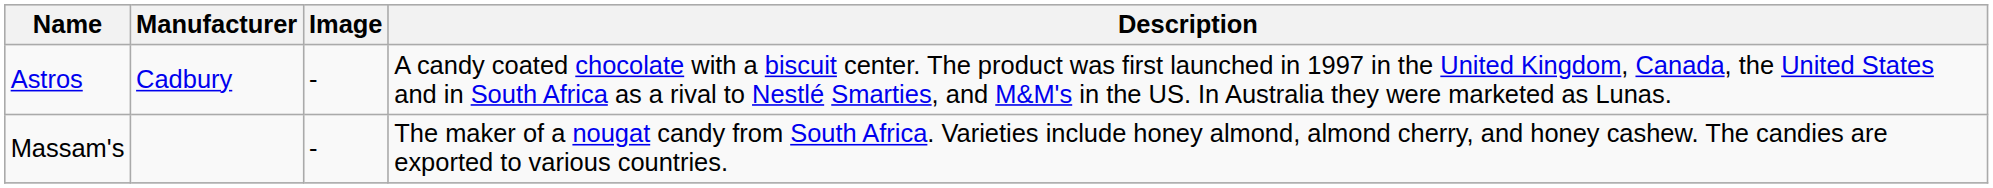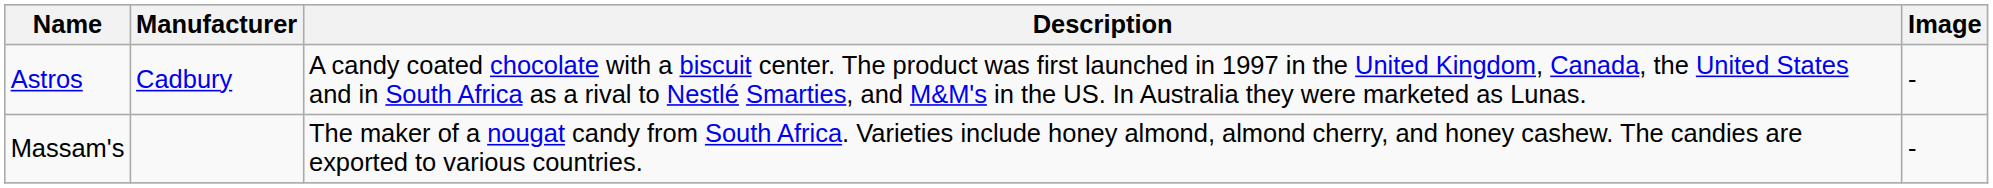columns swapped: (346, 24) <-> (1188, 24)
